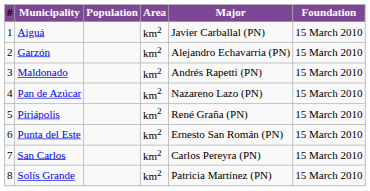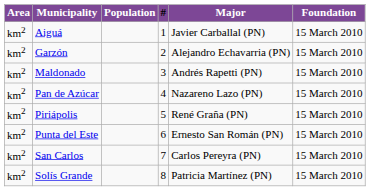columns swapped: (10, 13) <-> (155, 13)
